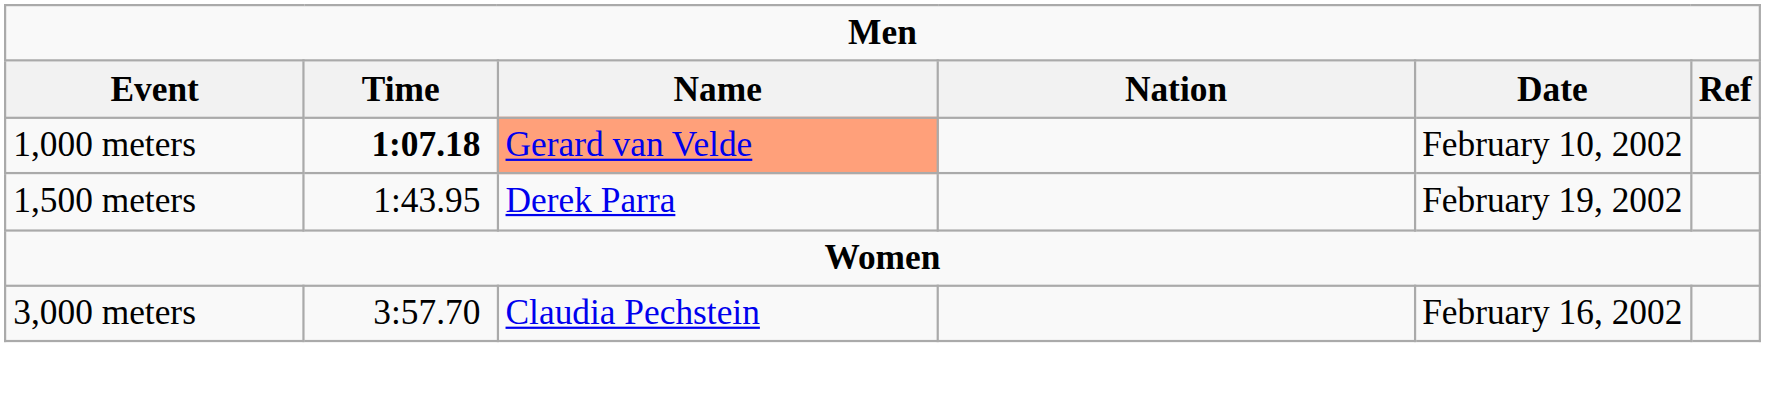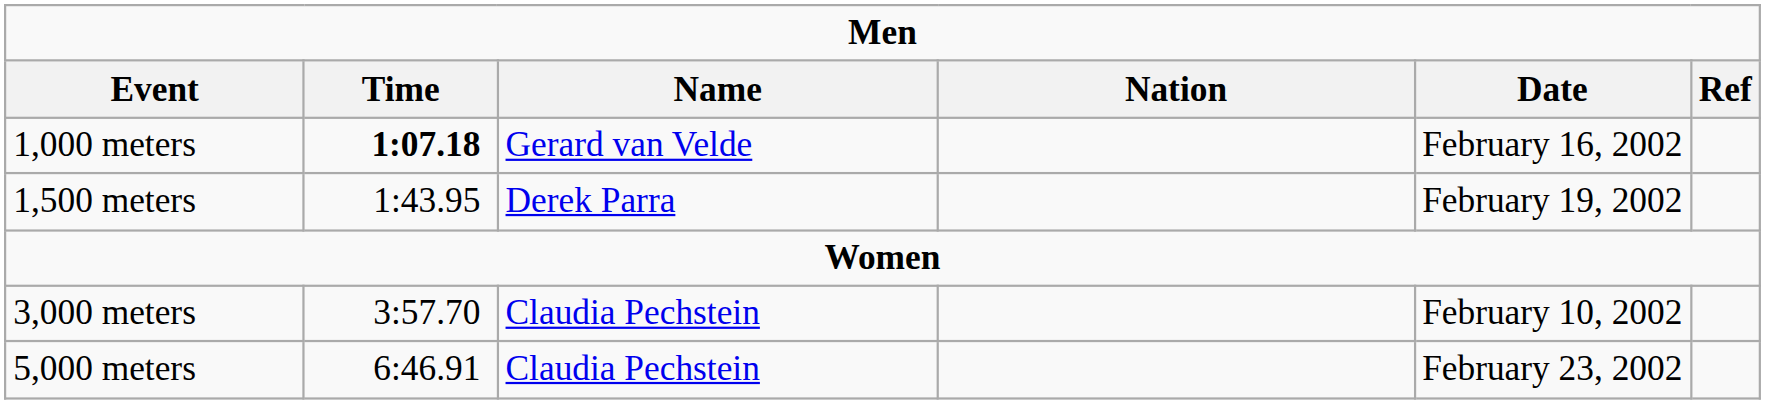(629, 144) lightsalmon background -> (629, 144) no background
(1552, 144) February 10, 2002 -> (1552, 144) February 16, 2002
(1552, 312) February 16, 2002 -> (1552, 312) February 10, 2002
+ row: (105, 369)
